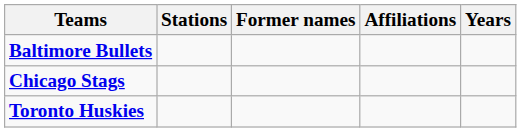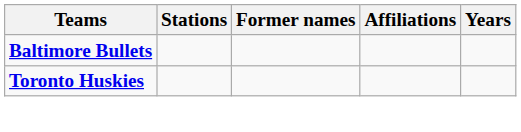- row: (67, 80)
